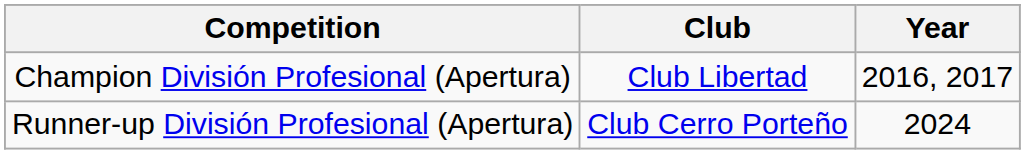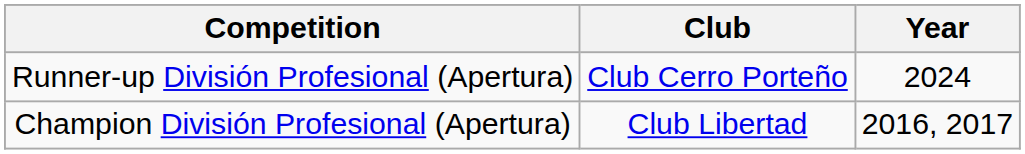rows swapped: (293, 76) <-> (293, 124)
